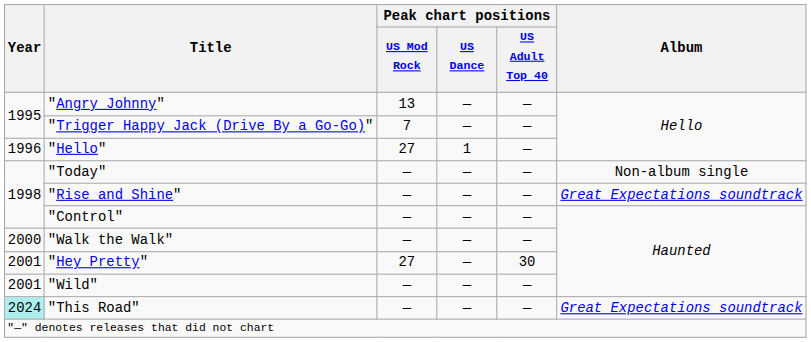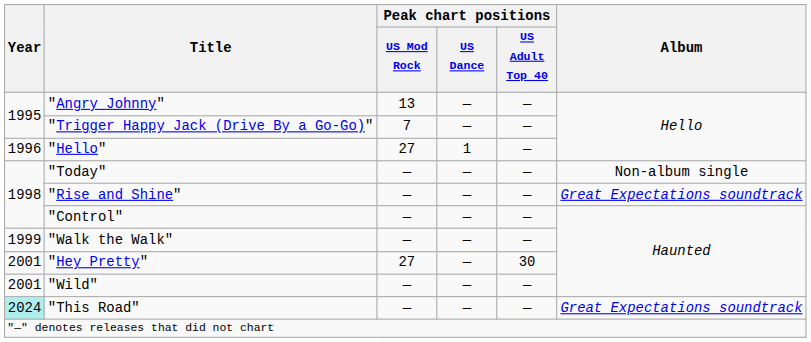(25, 240) 2000 -> (25, 240) 1999
